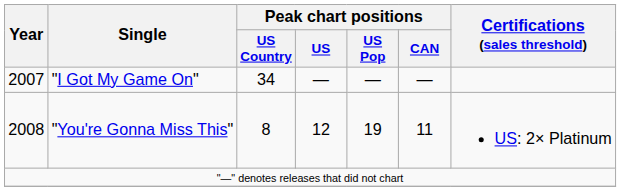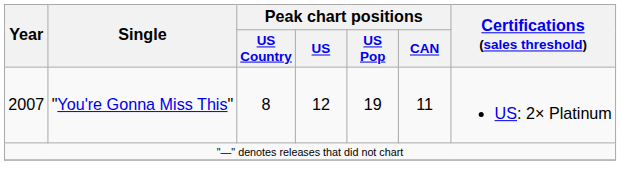- row: (125, 79)
(26, 130) 2008 -> (26, 104) 2007
